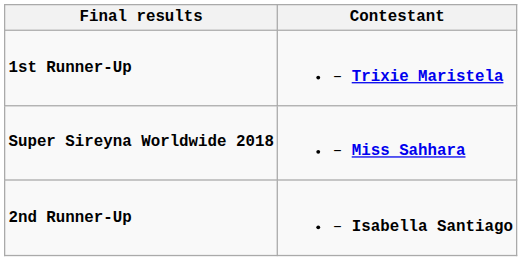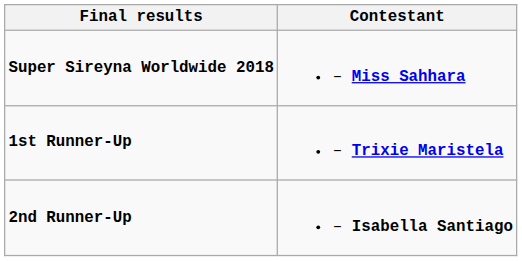rows swapped: (141, 143) <-> (70, 68)
